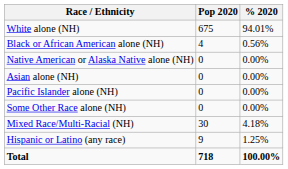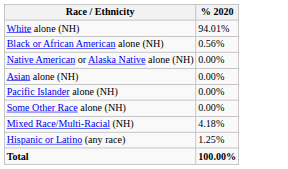- column: (218, 12)
